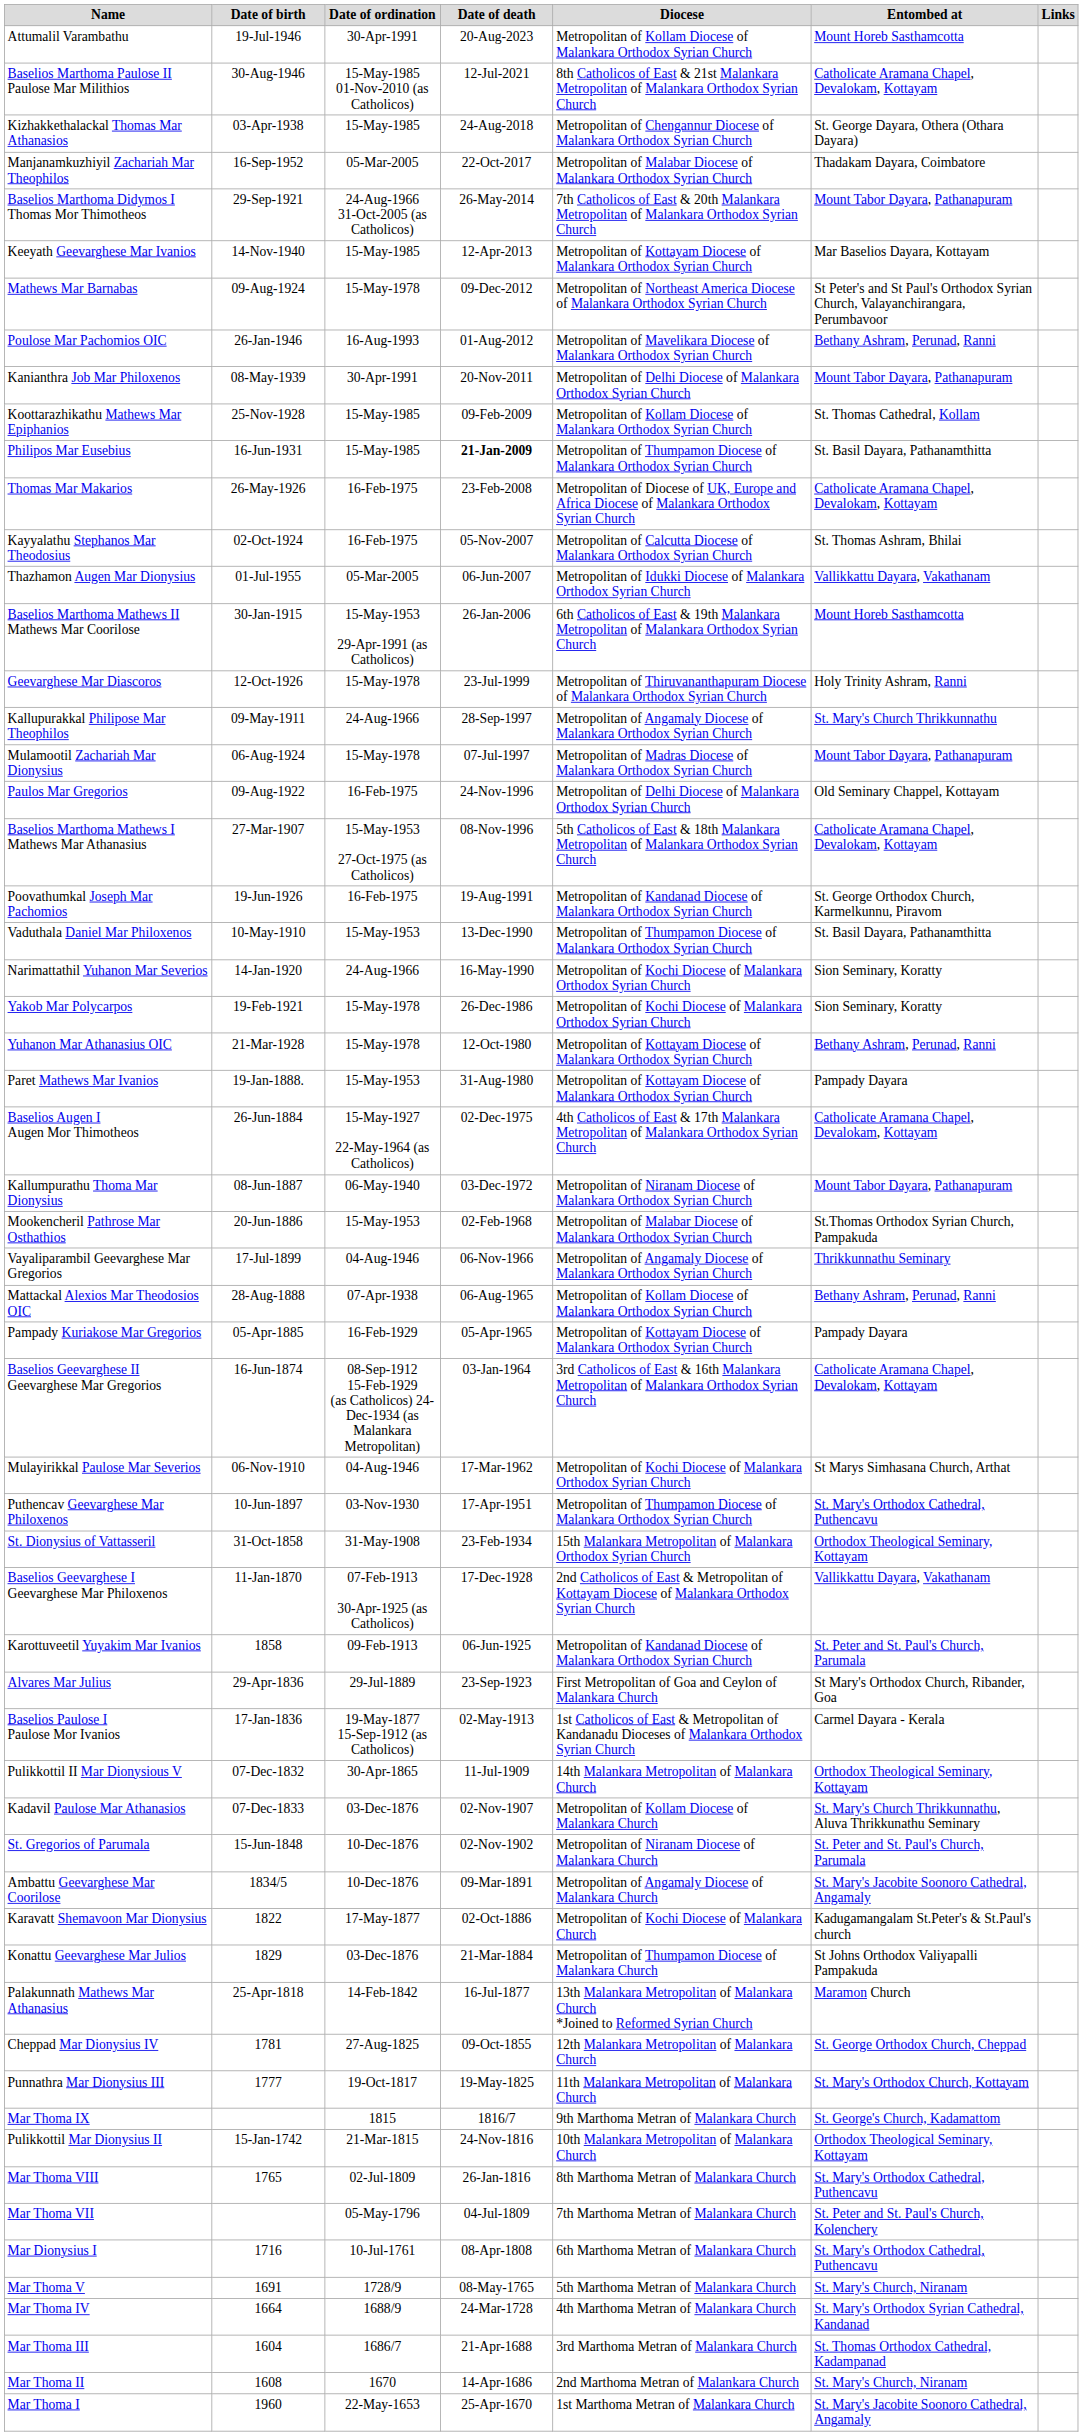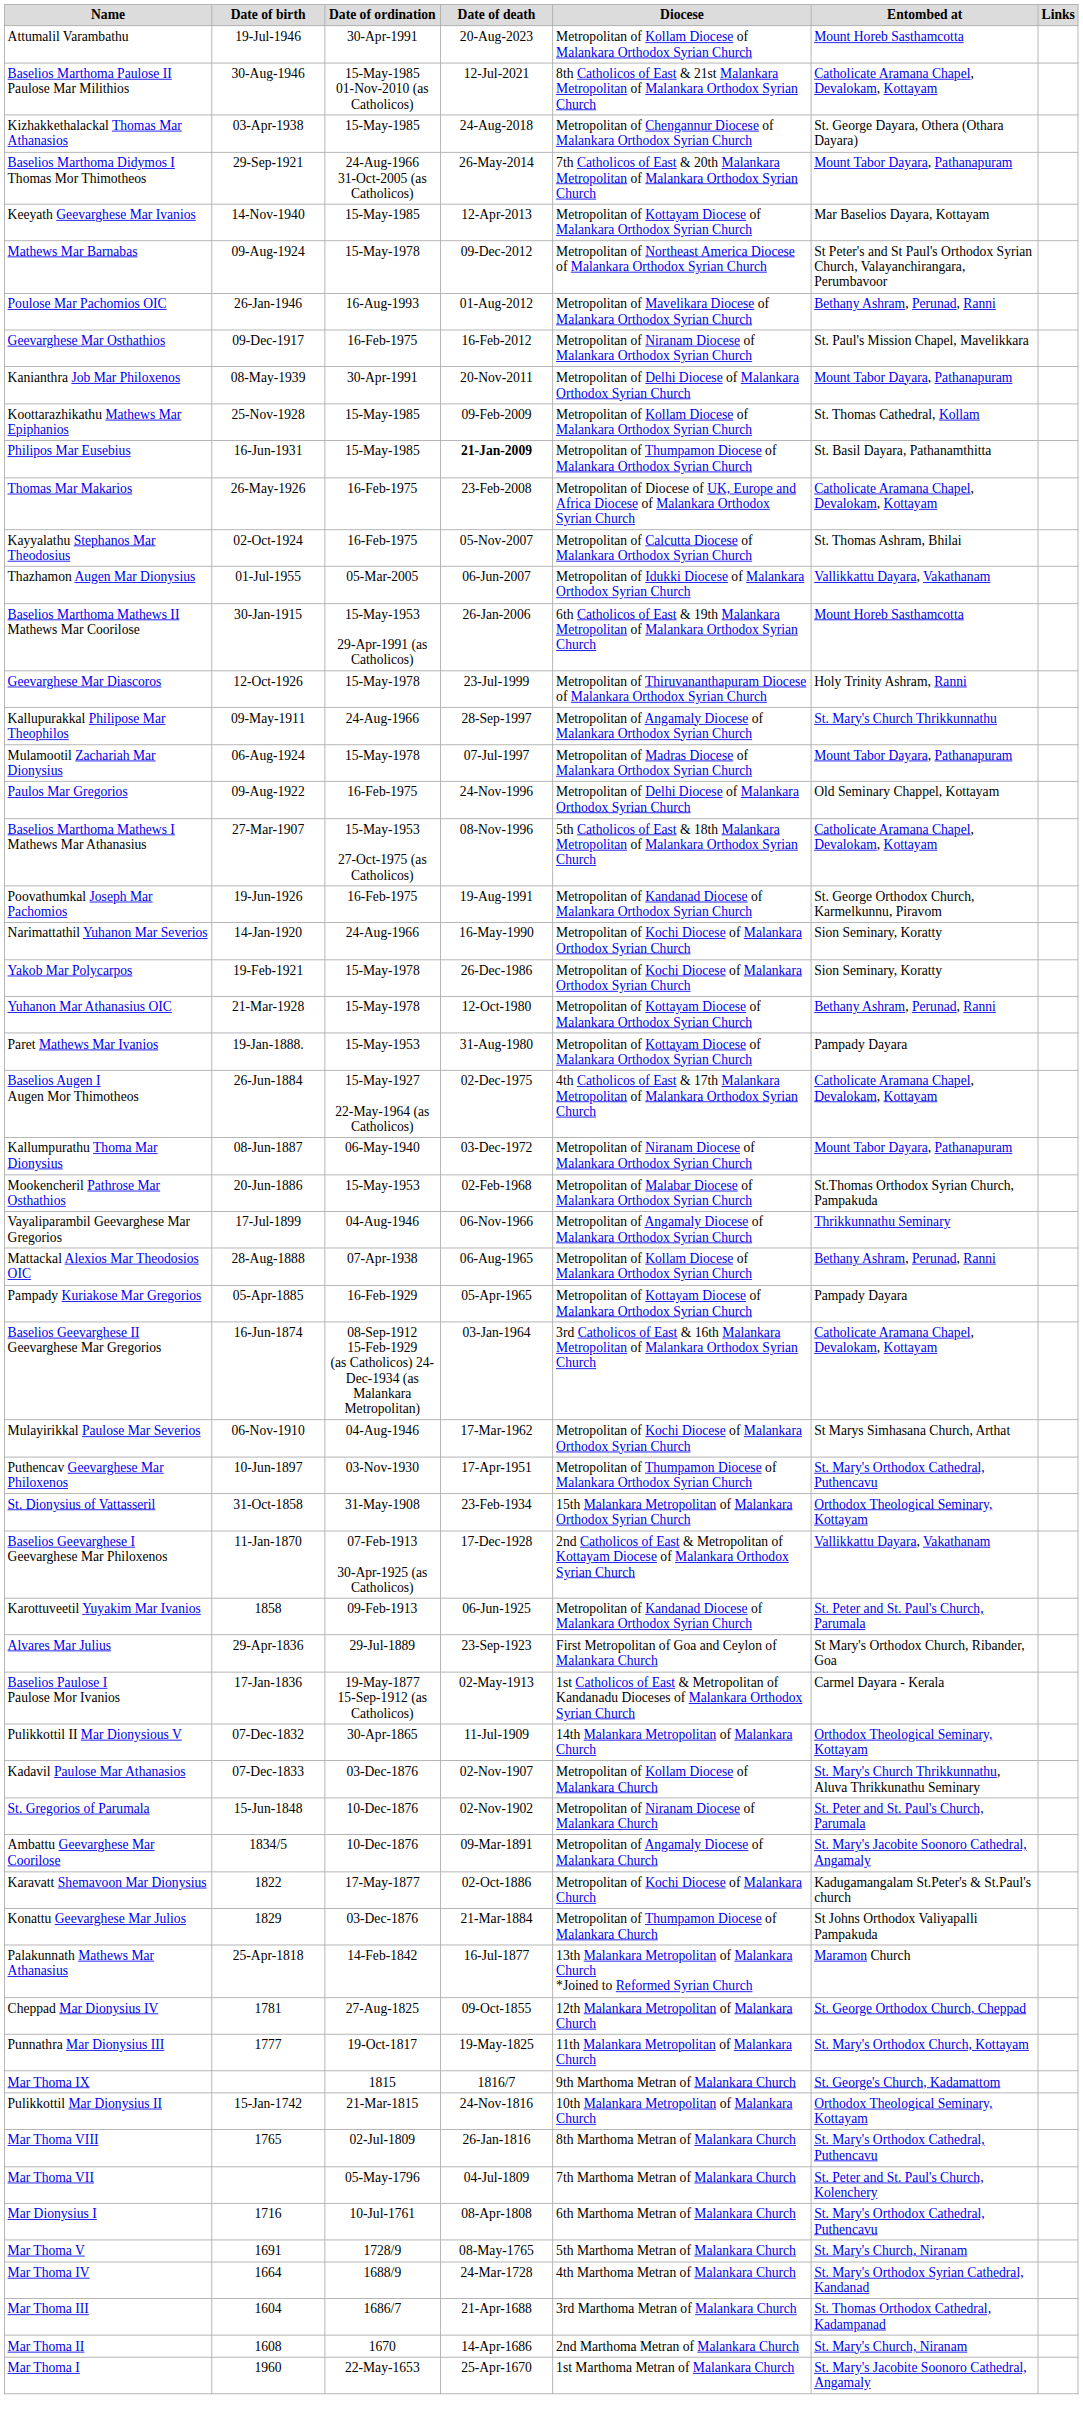- row: (101, 170)
+ row: (86, 340)
- row: (100, 933)
